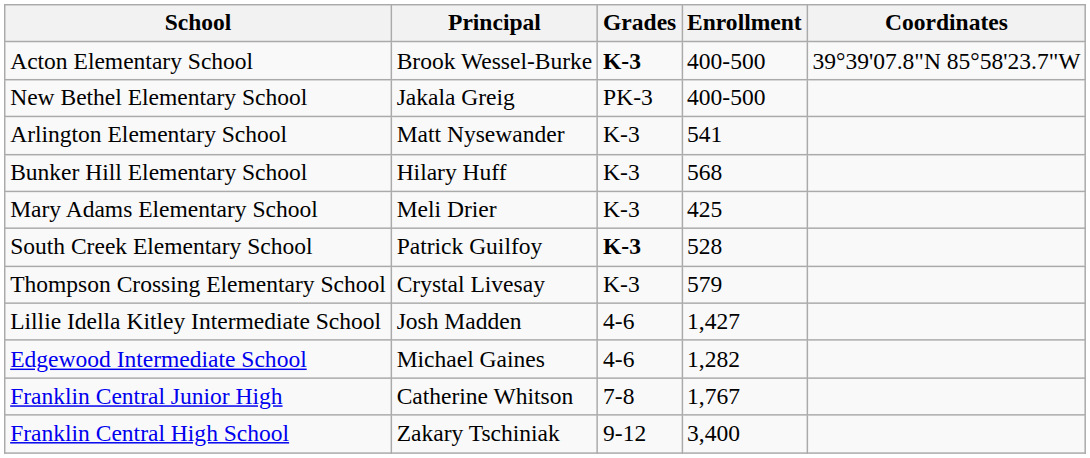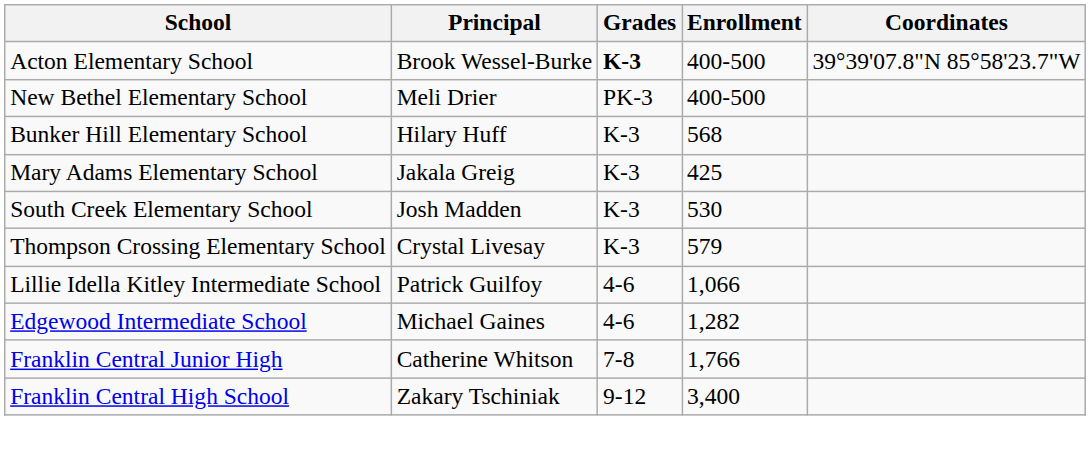(456, 97) Jakala Greig -> (447, 97) Meli Drier
- row: (149, 135)
(447, 209) Meli Drier -> (456, 172) Jakala Greig
(469, 246) Patrick Guilfoy -> (459, 209) Josh Madden
(622, 246) bold -> (621, 209) normal
(705, 246) 528 -> (705, 209) 530
(459, 321) Josh Madden -> (469, 284) Patrick Guilfoy
(714, 321) 1,427 -> (714, 284) 1,066
(714, 396) 1,767 -> (714, 358) 1,766
